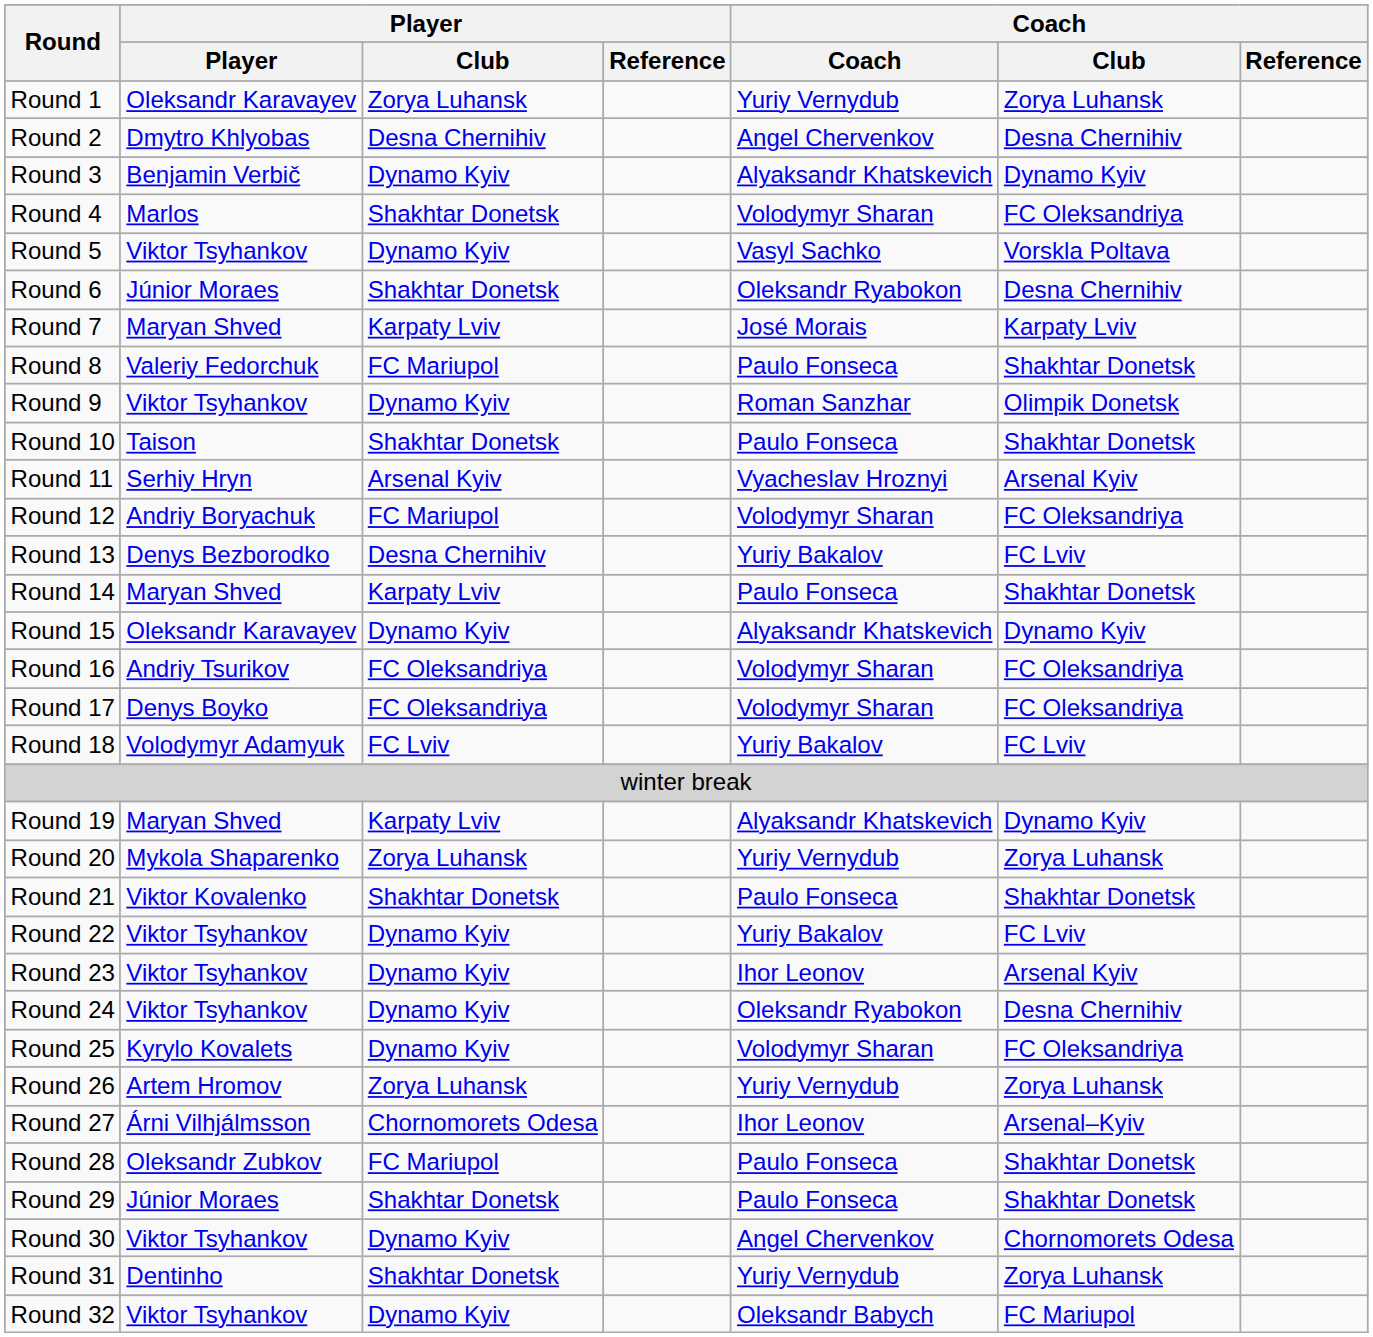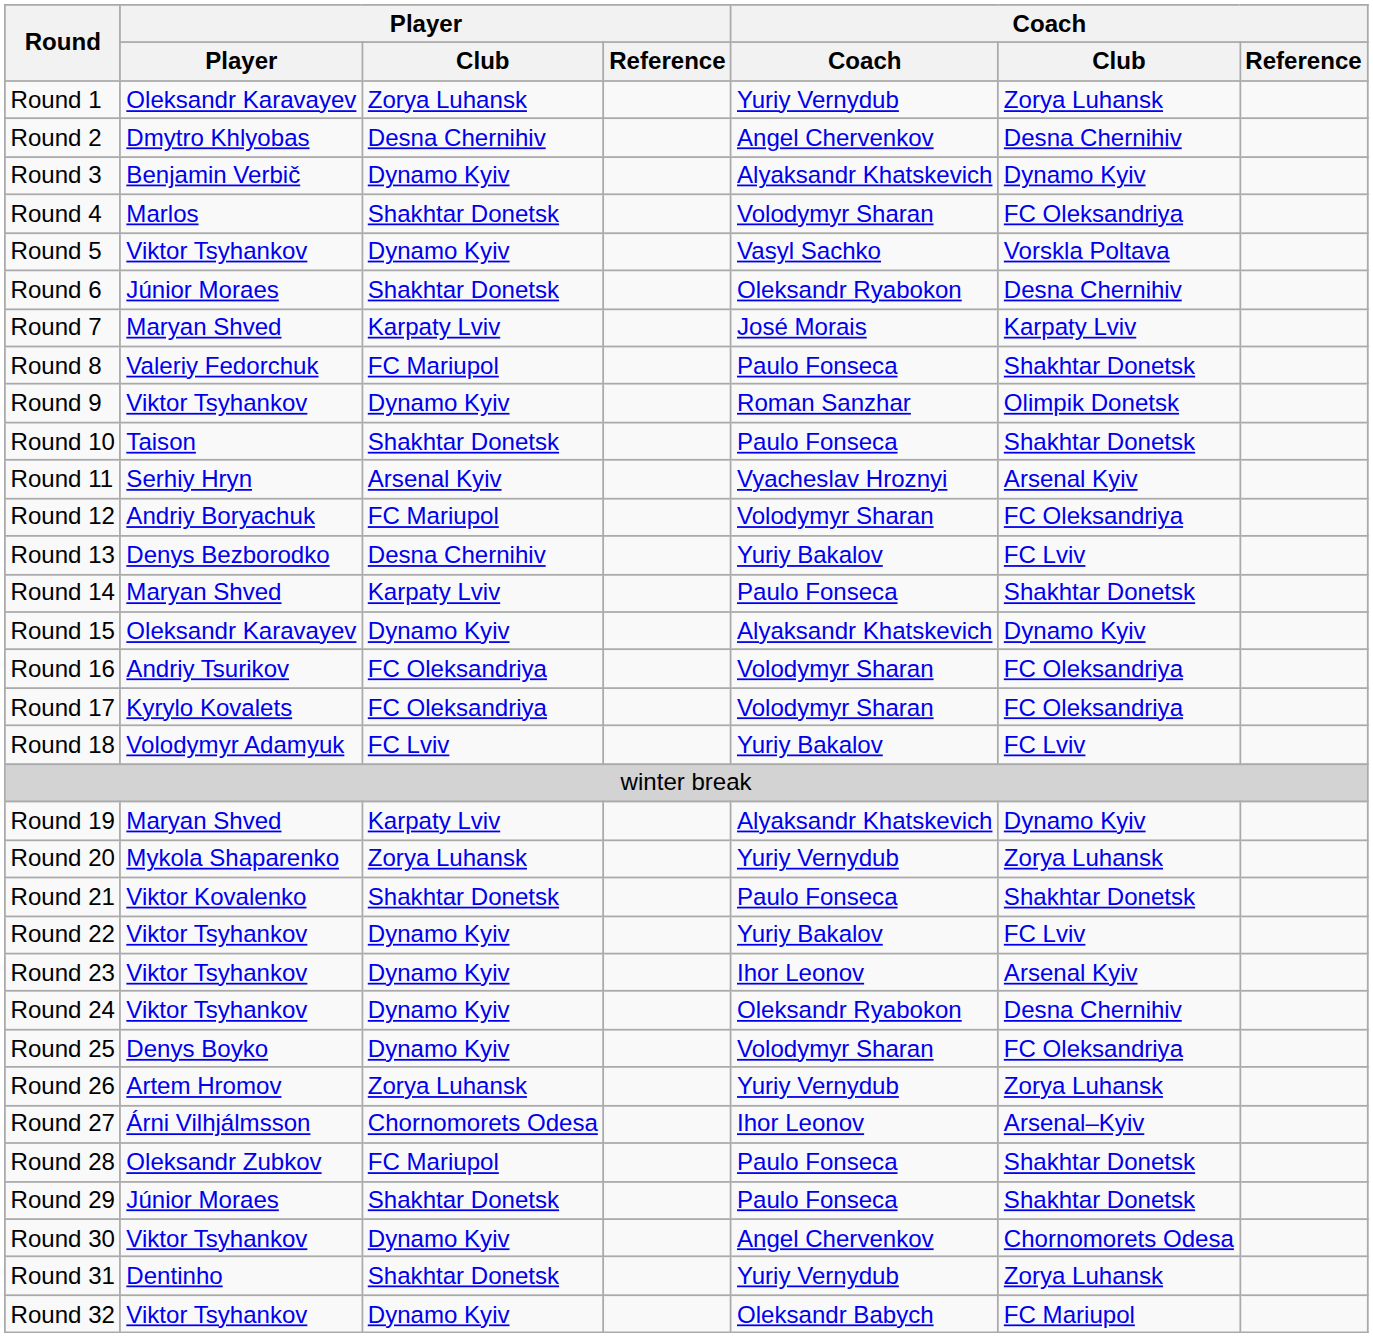(197, 706) Denys Boyko -> (209, 706) Kyrylo Kovalets
(209, 1048) Kyrylo Kovalets -> (197, 1048) Denys Boyko
